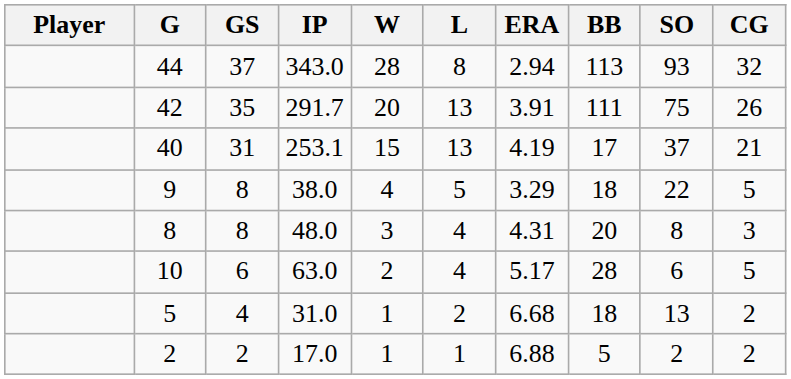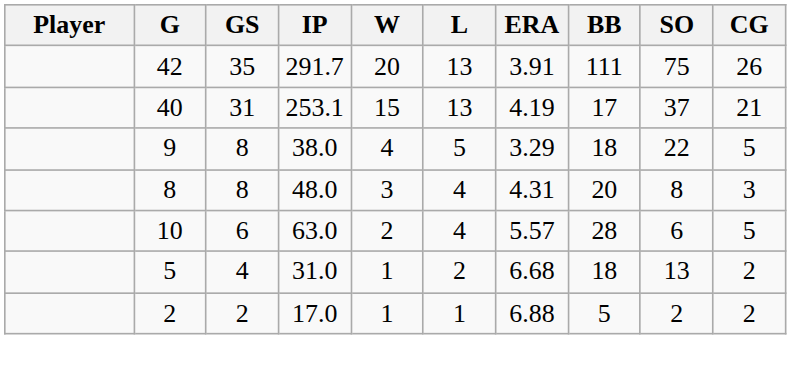- row: (170, 66)
(532, 271) 5.17 -> (532, 230) 5.57
